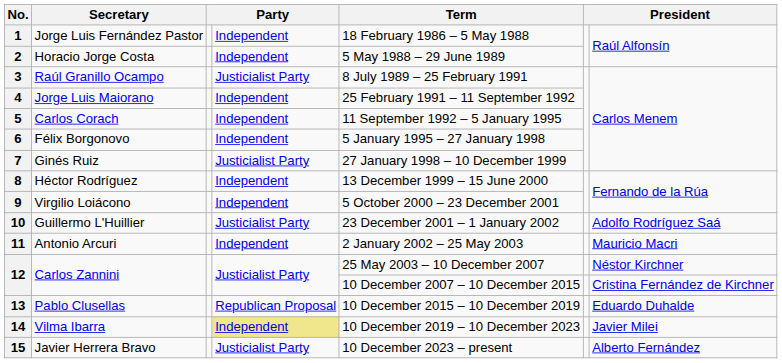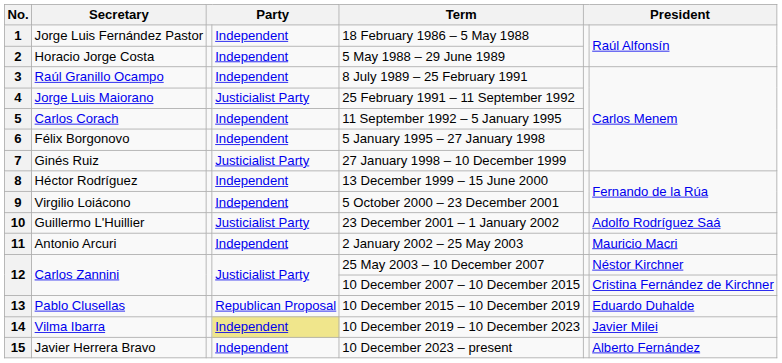(262, 77) Justicialist Party -> (252, 77) Independent
(252, 98) Independent -> (262, 98) Justicialist Party
(262, 347) Justicialist Party -> (252, 347) Independent
